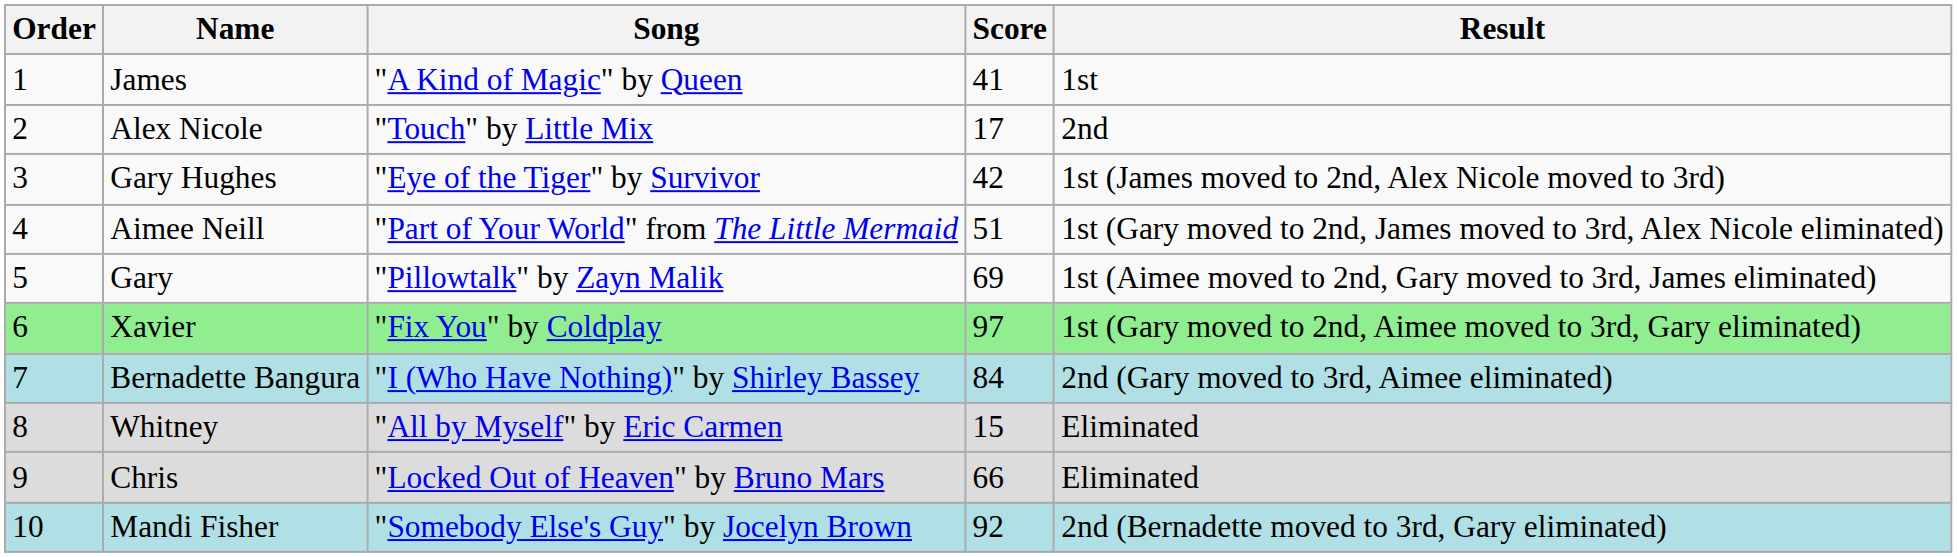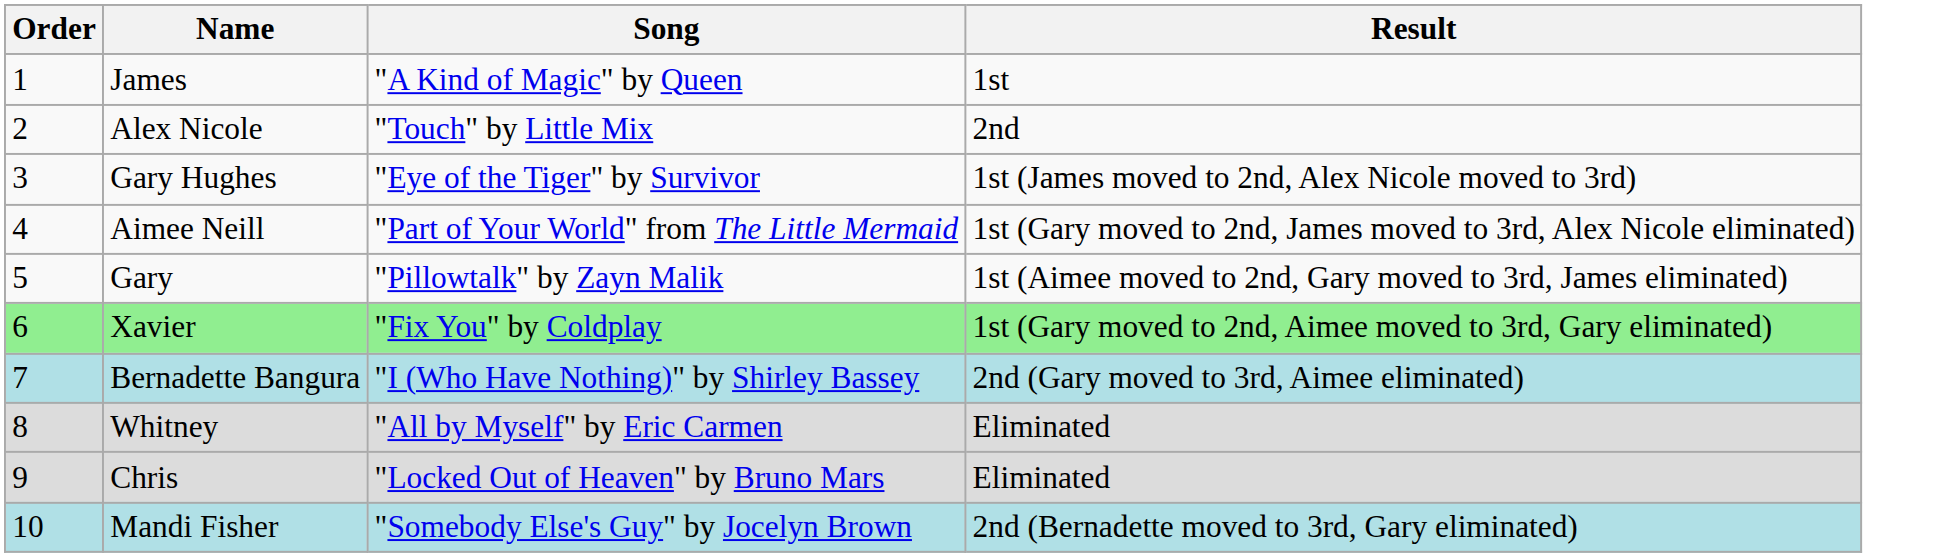- column: (1010, 29)
